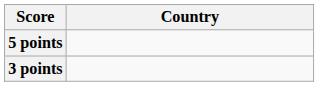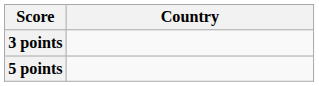rows swapped: (35, 42) <-> (35, 68)
